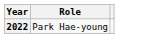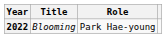+ column: (54, 12)
